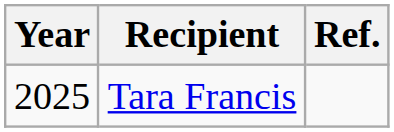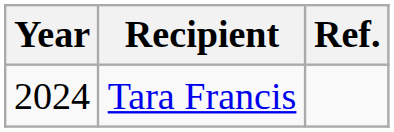(52, 95) 2025 -> (52, 95) 2024
